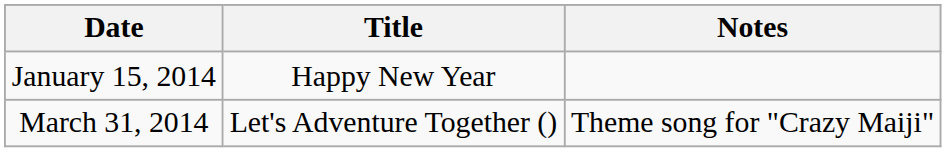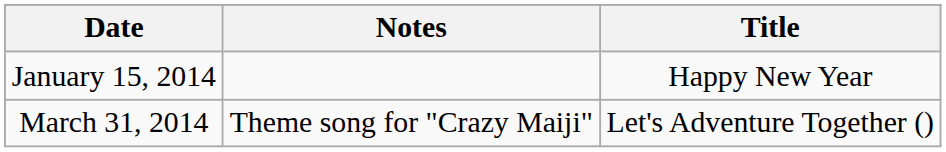columns swapped: (393, 28) <-> (752, 28)
